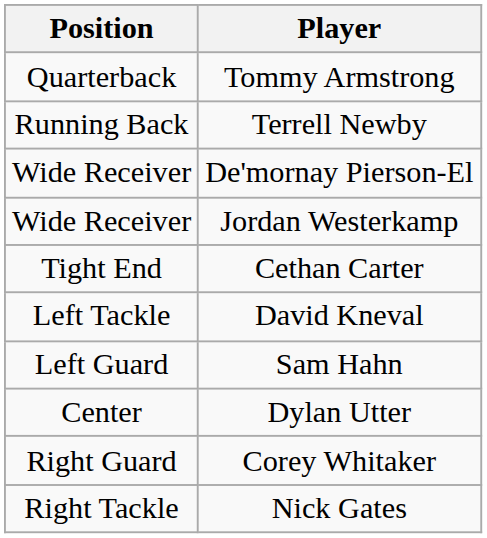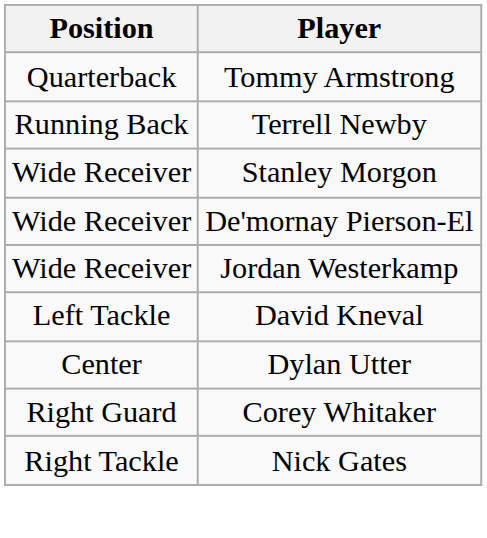+ row: (339, 172)
- row: (339, 268)
- row: (339, 364)
